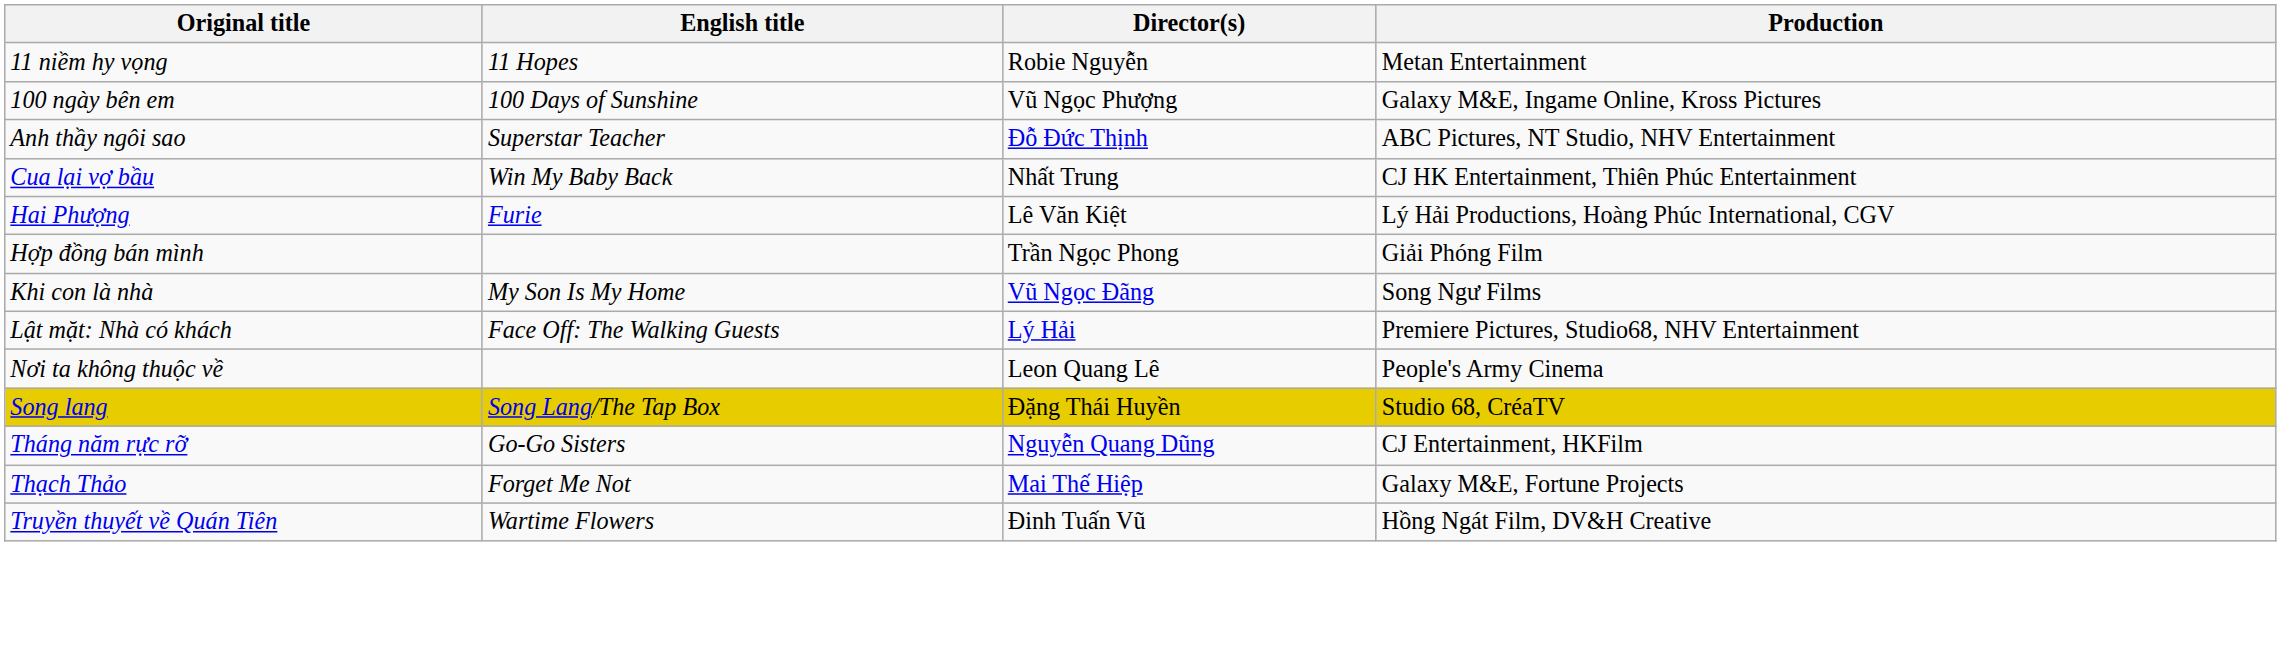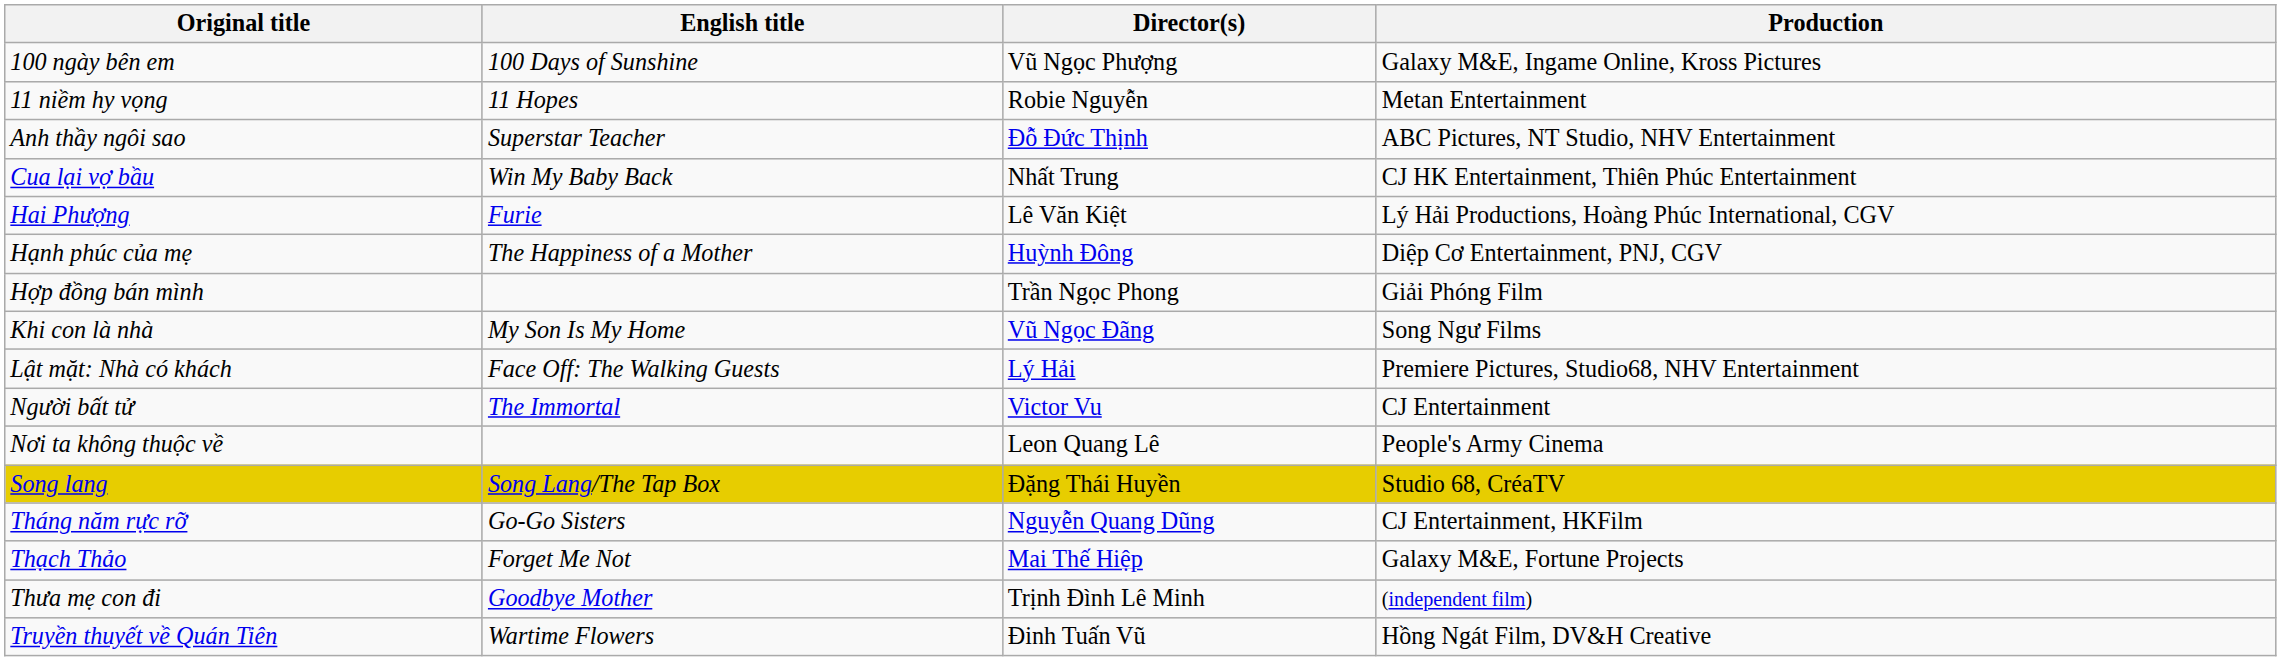rows swapped: (89, 61) <-> (93, 100)
+ row: (101, 253)
+ row: (72, 406)
+ row: (86, 598)
